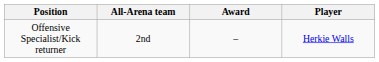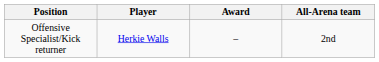columns swapped: (328, 12) <-> (143, 12)
